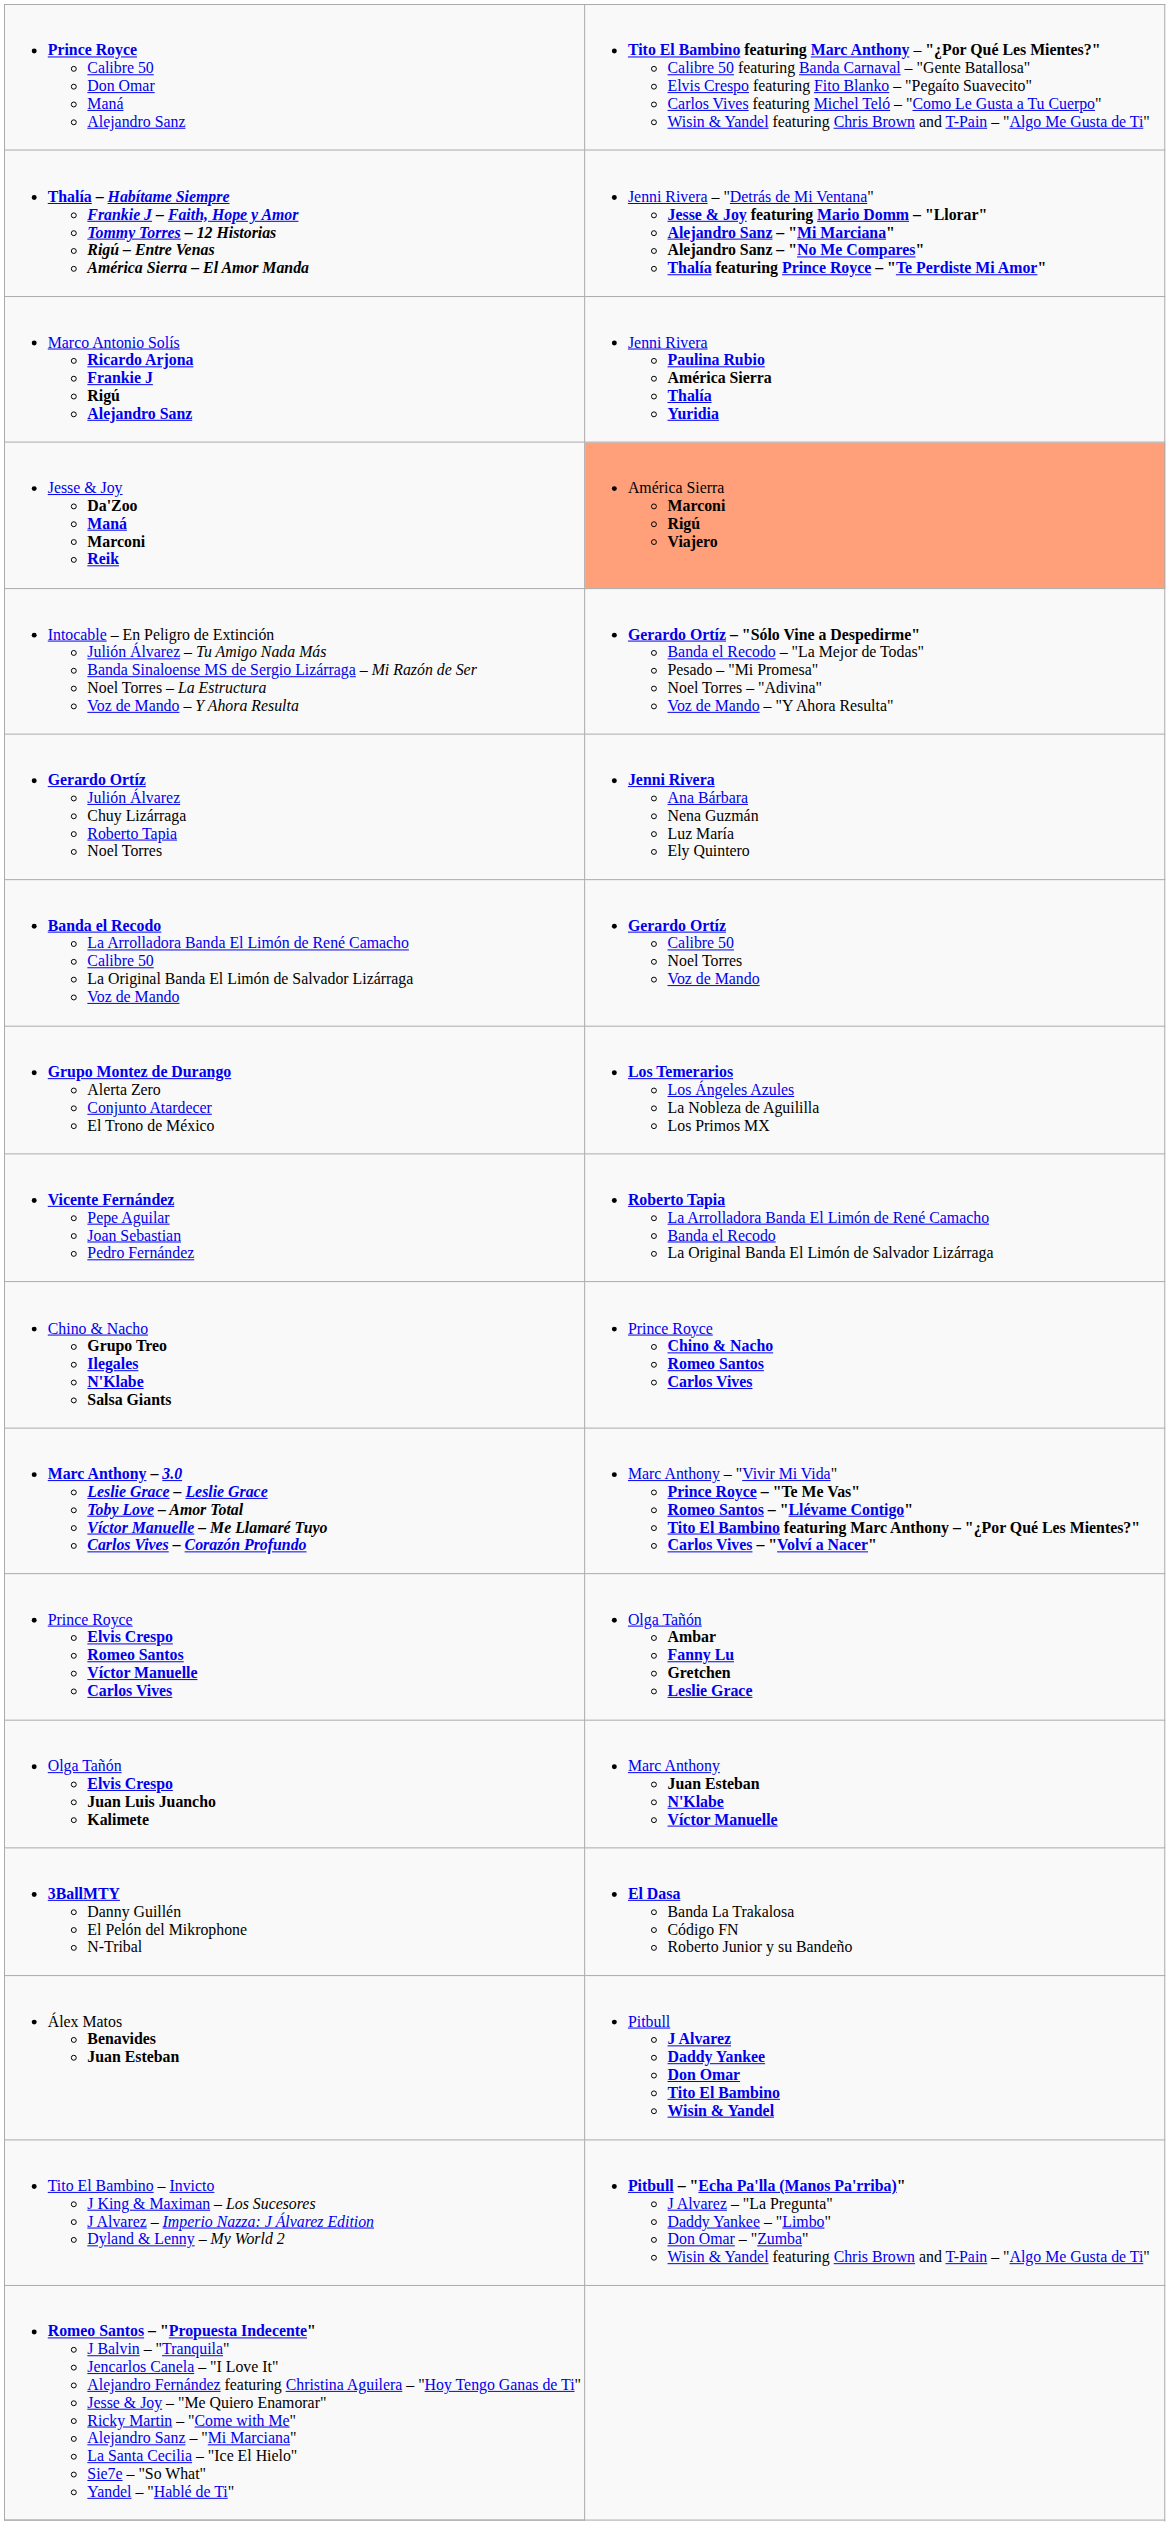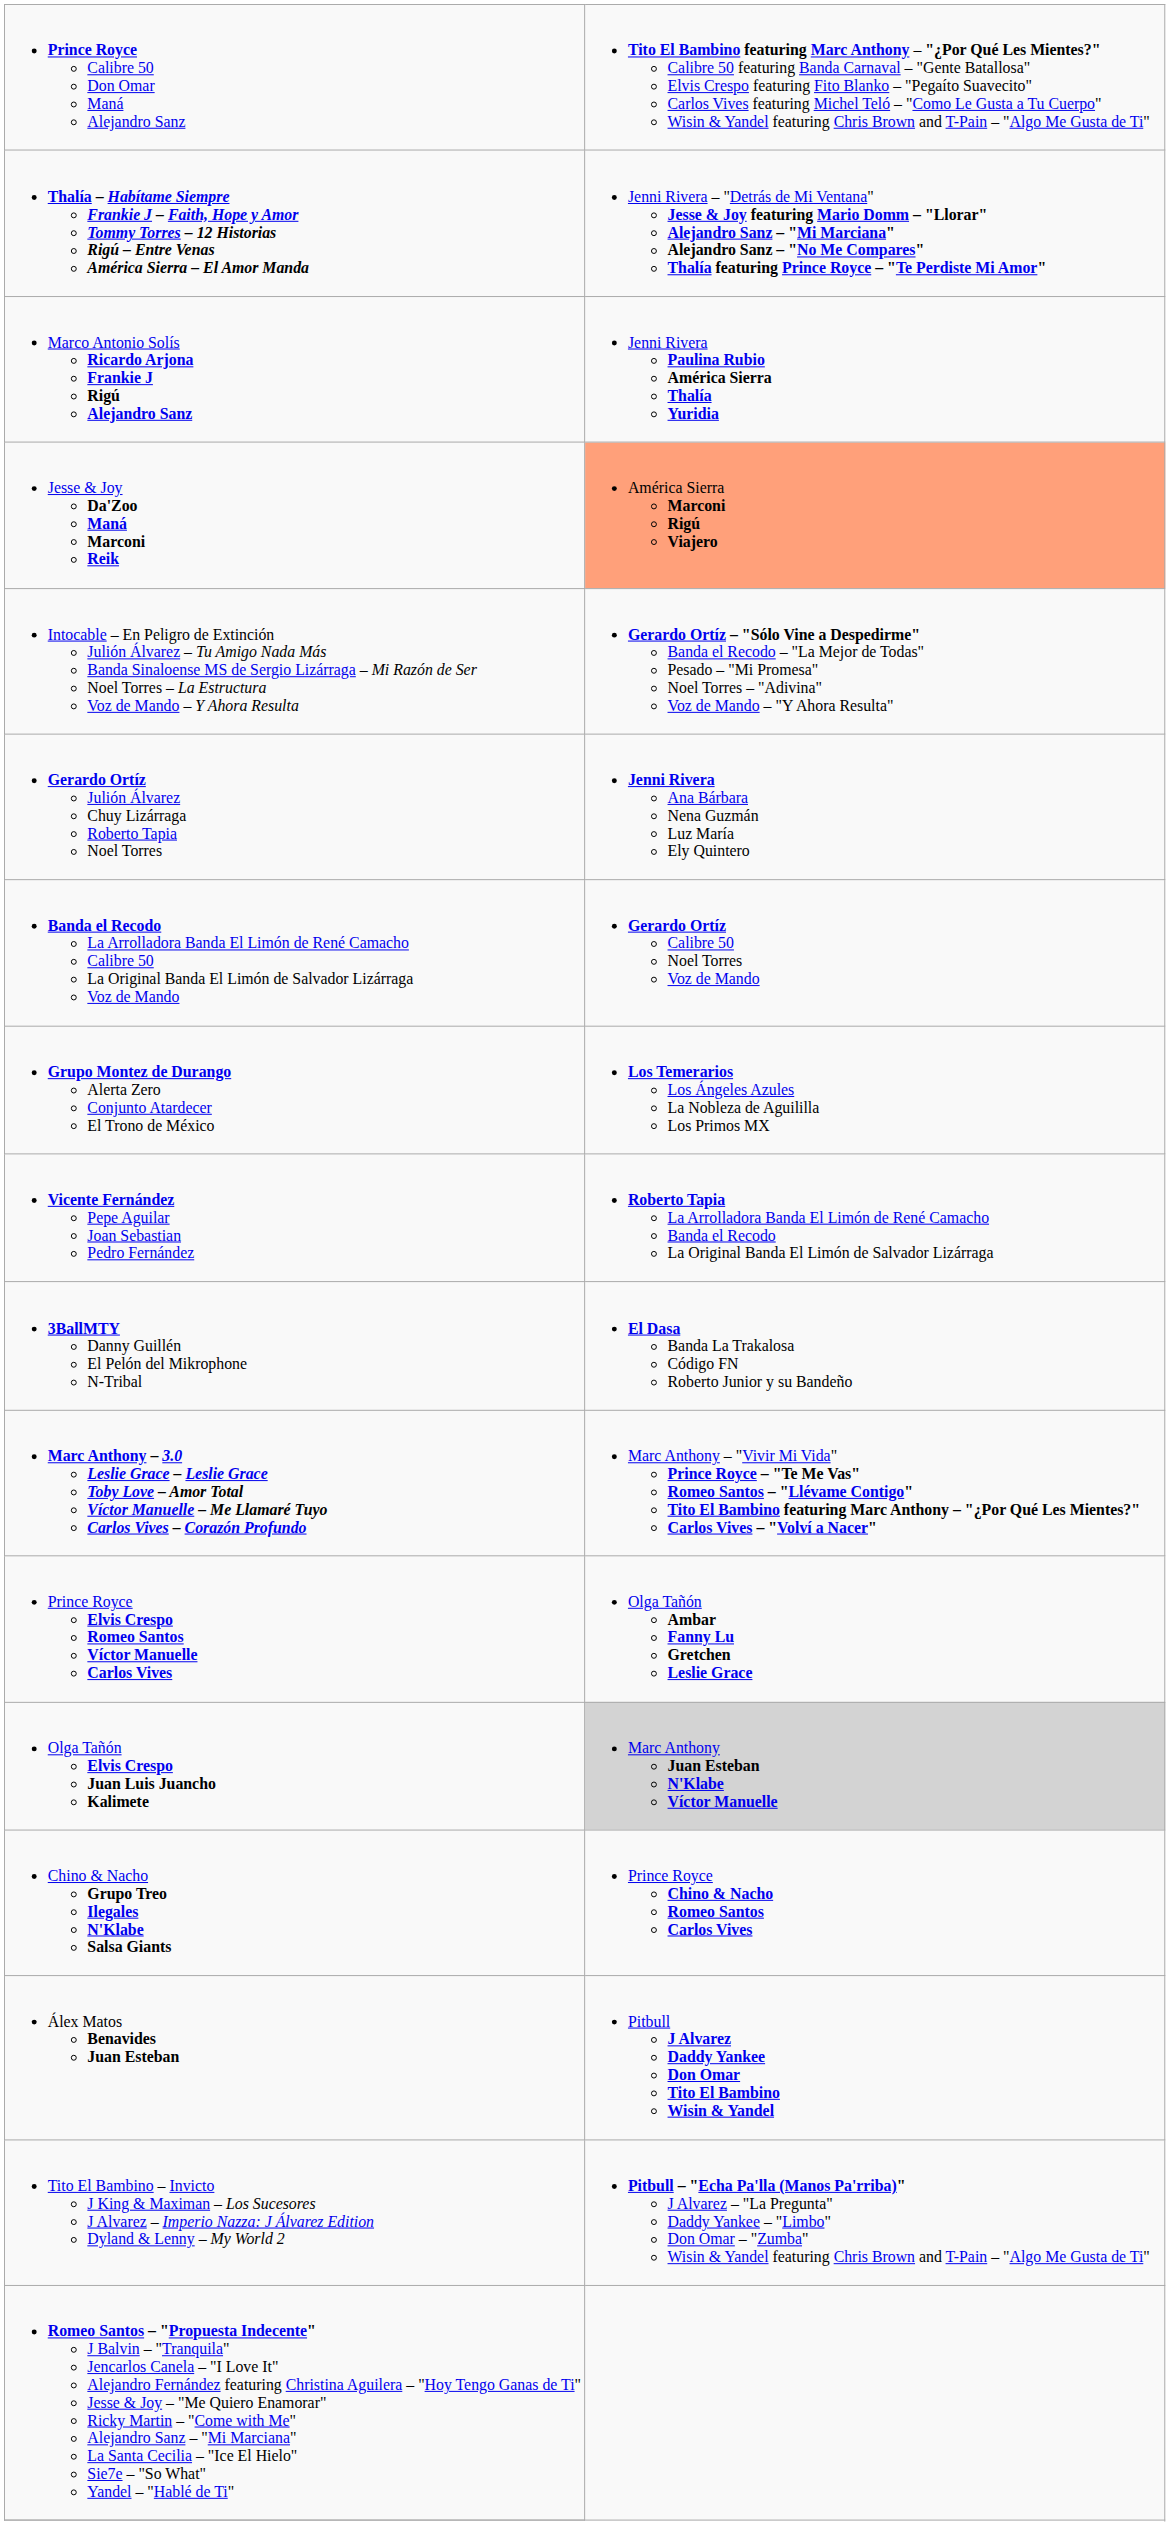rows swapped: (295, 1921) <-> (295, 1364)
(875, 1793) no background -> (875, 1775) lightgrey background
